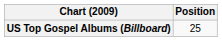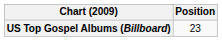(195, 28) 25 -> (195, 28) 23
